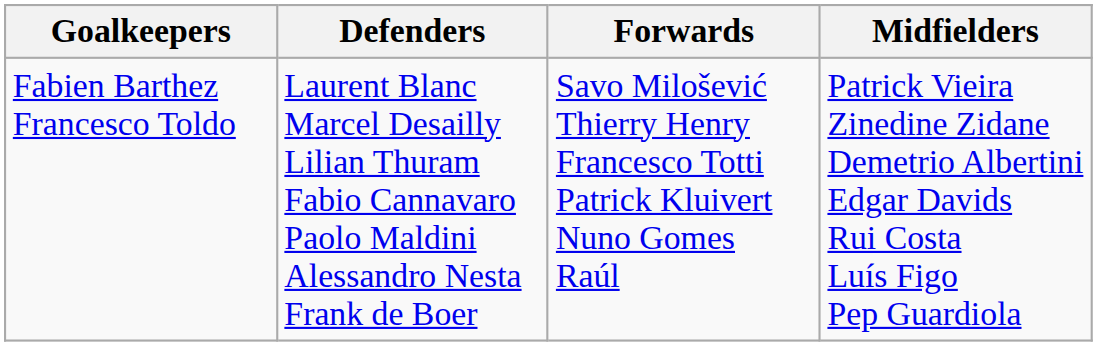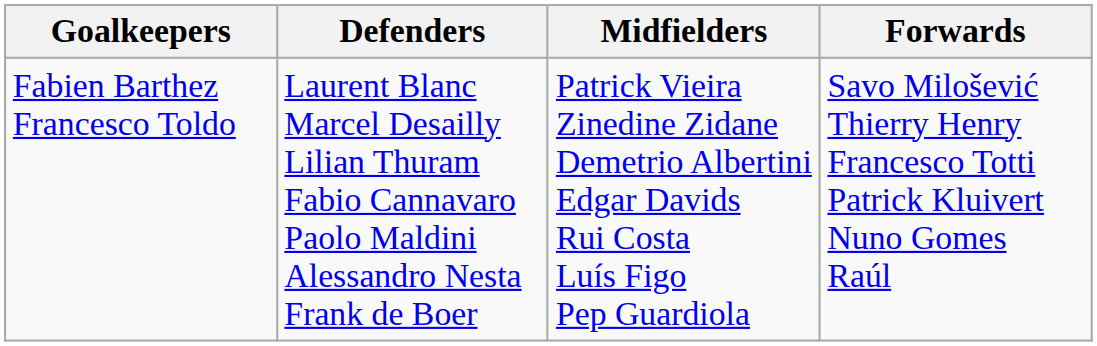columns swapped: (955, 31) <-> (684, 31)
